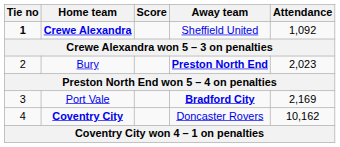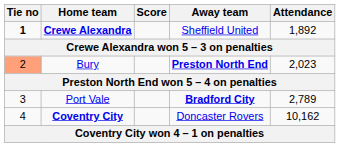(303, 30) 1,092 -> (303, 30) 1,892
(23, 64) no background -> (23, 64) lightsalmon background
(303, 99) 2,169 -> (303, 99) 2,789
